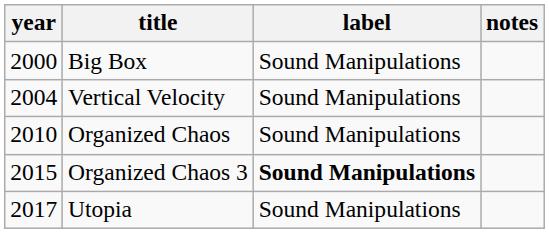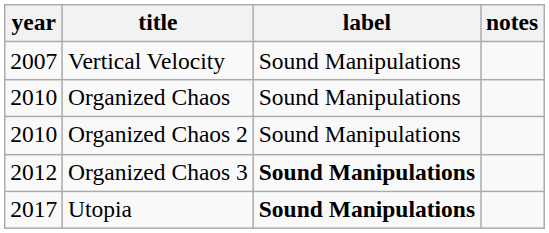- row: (108, 60)
(34, 97) 2004 -> (34, 60) 2007
+ row: (158, 135)
(34, 172) 2015 -> (34, 172) 2012
(360, 209) normal -> (367, 209) bold
